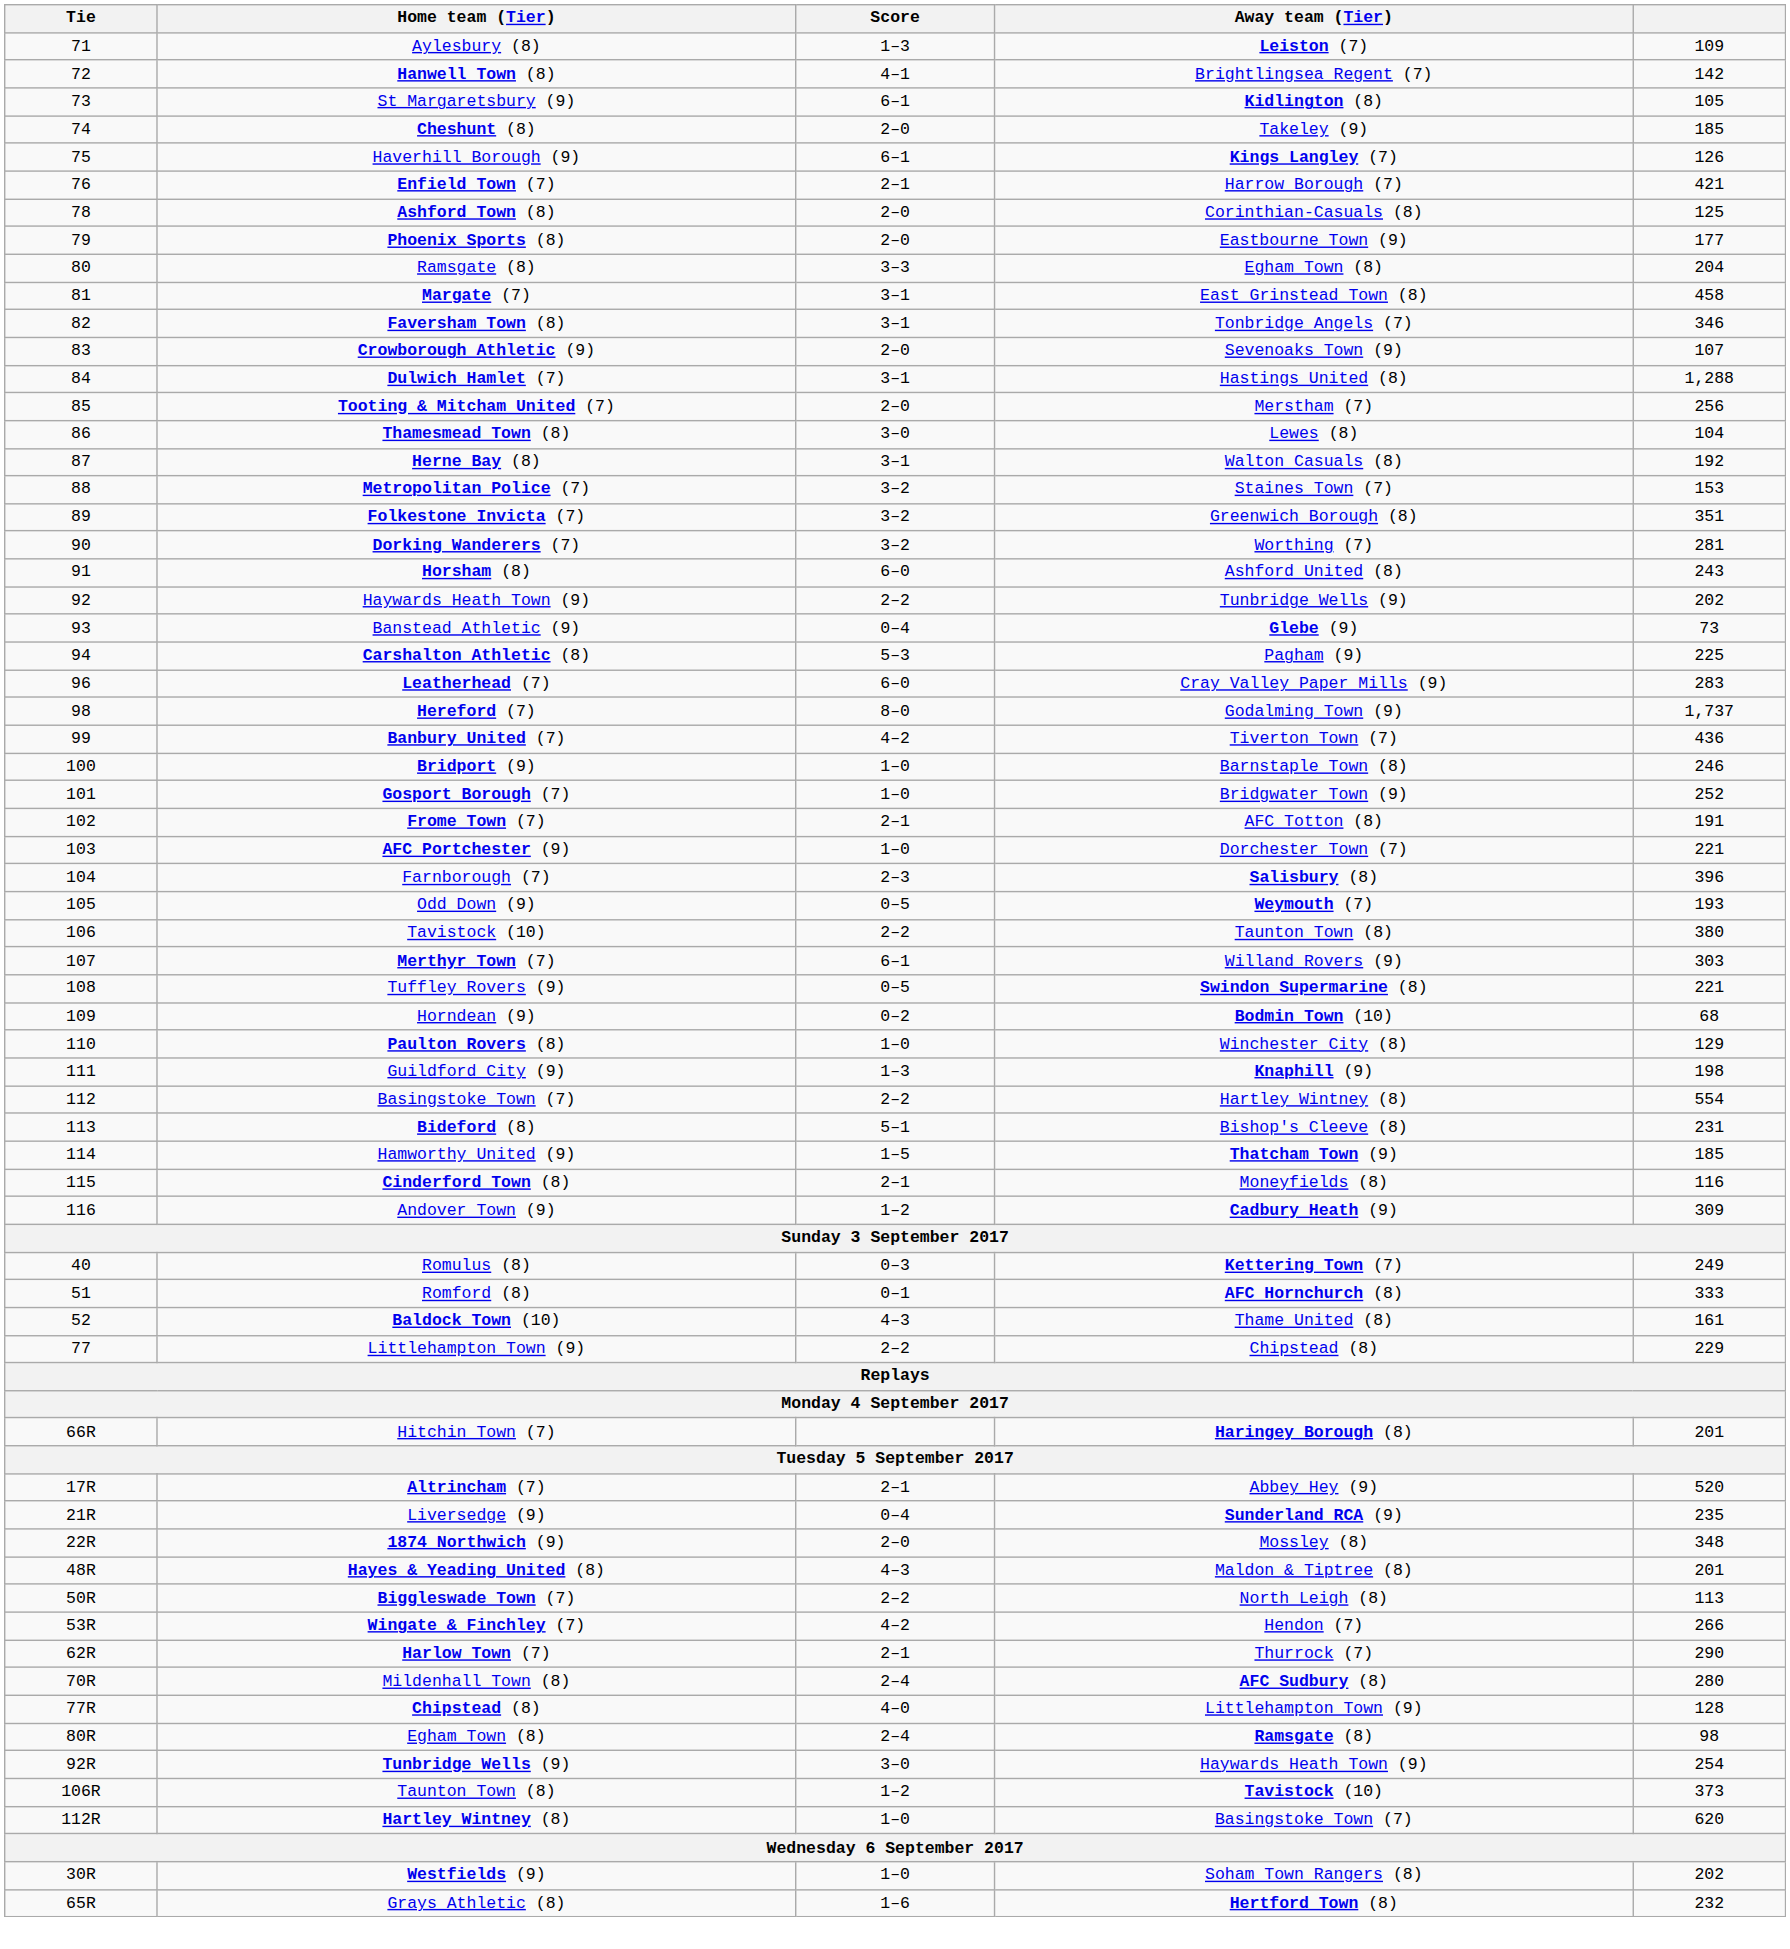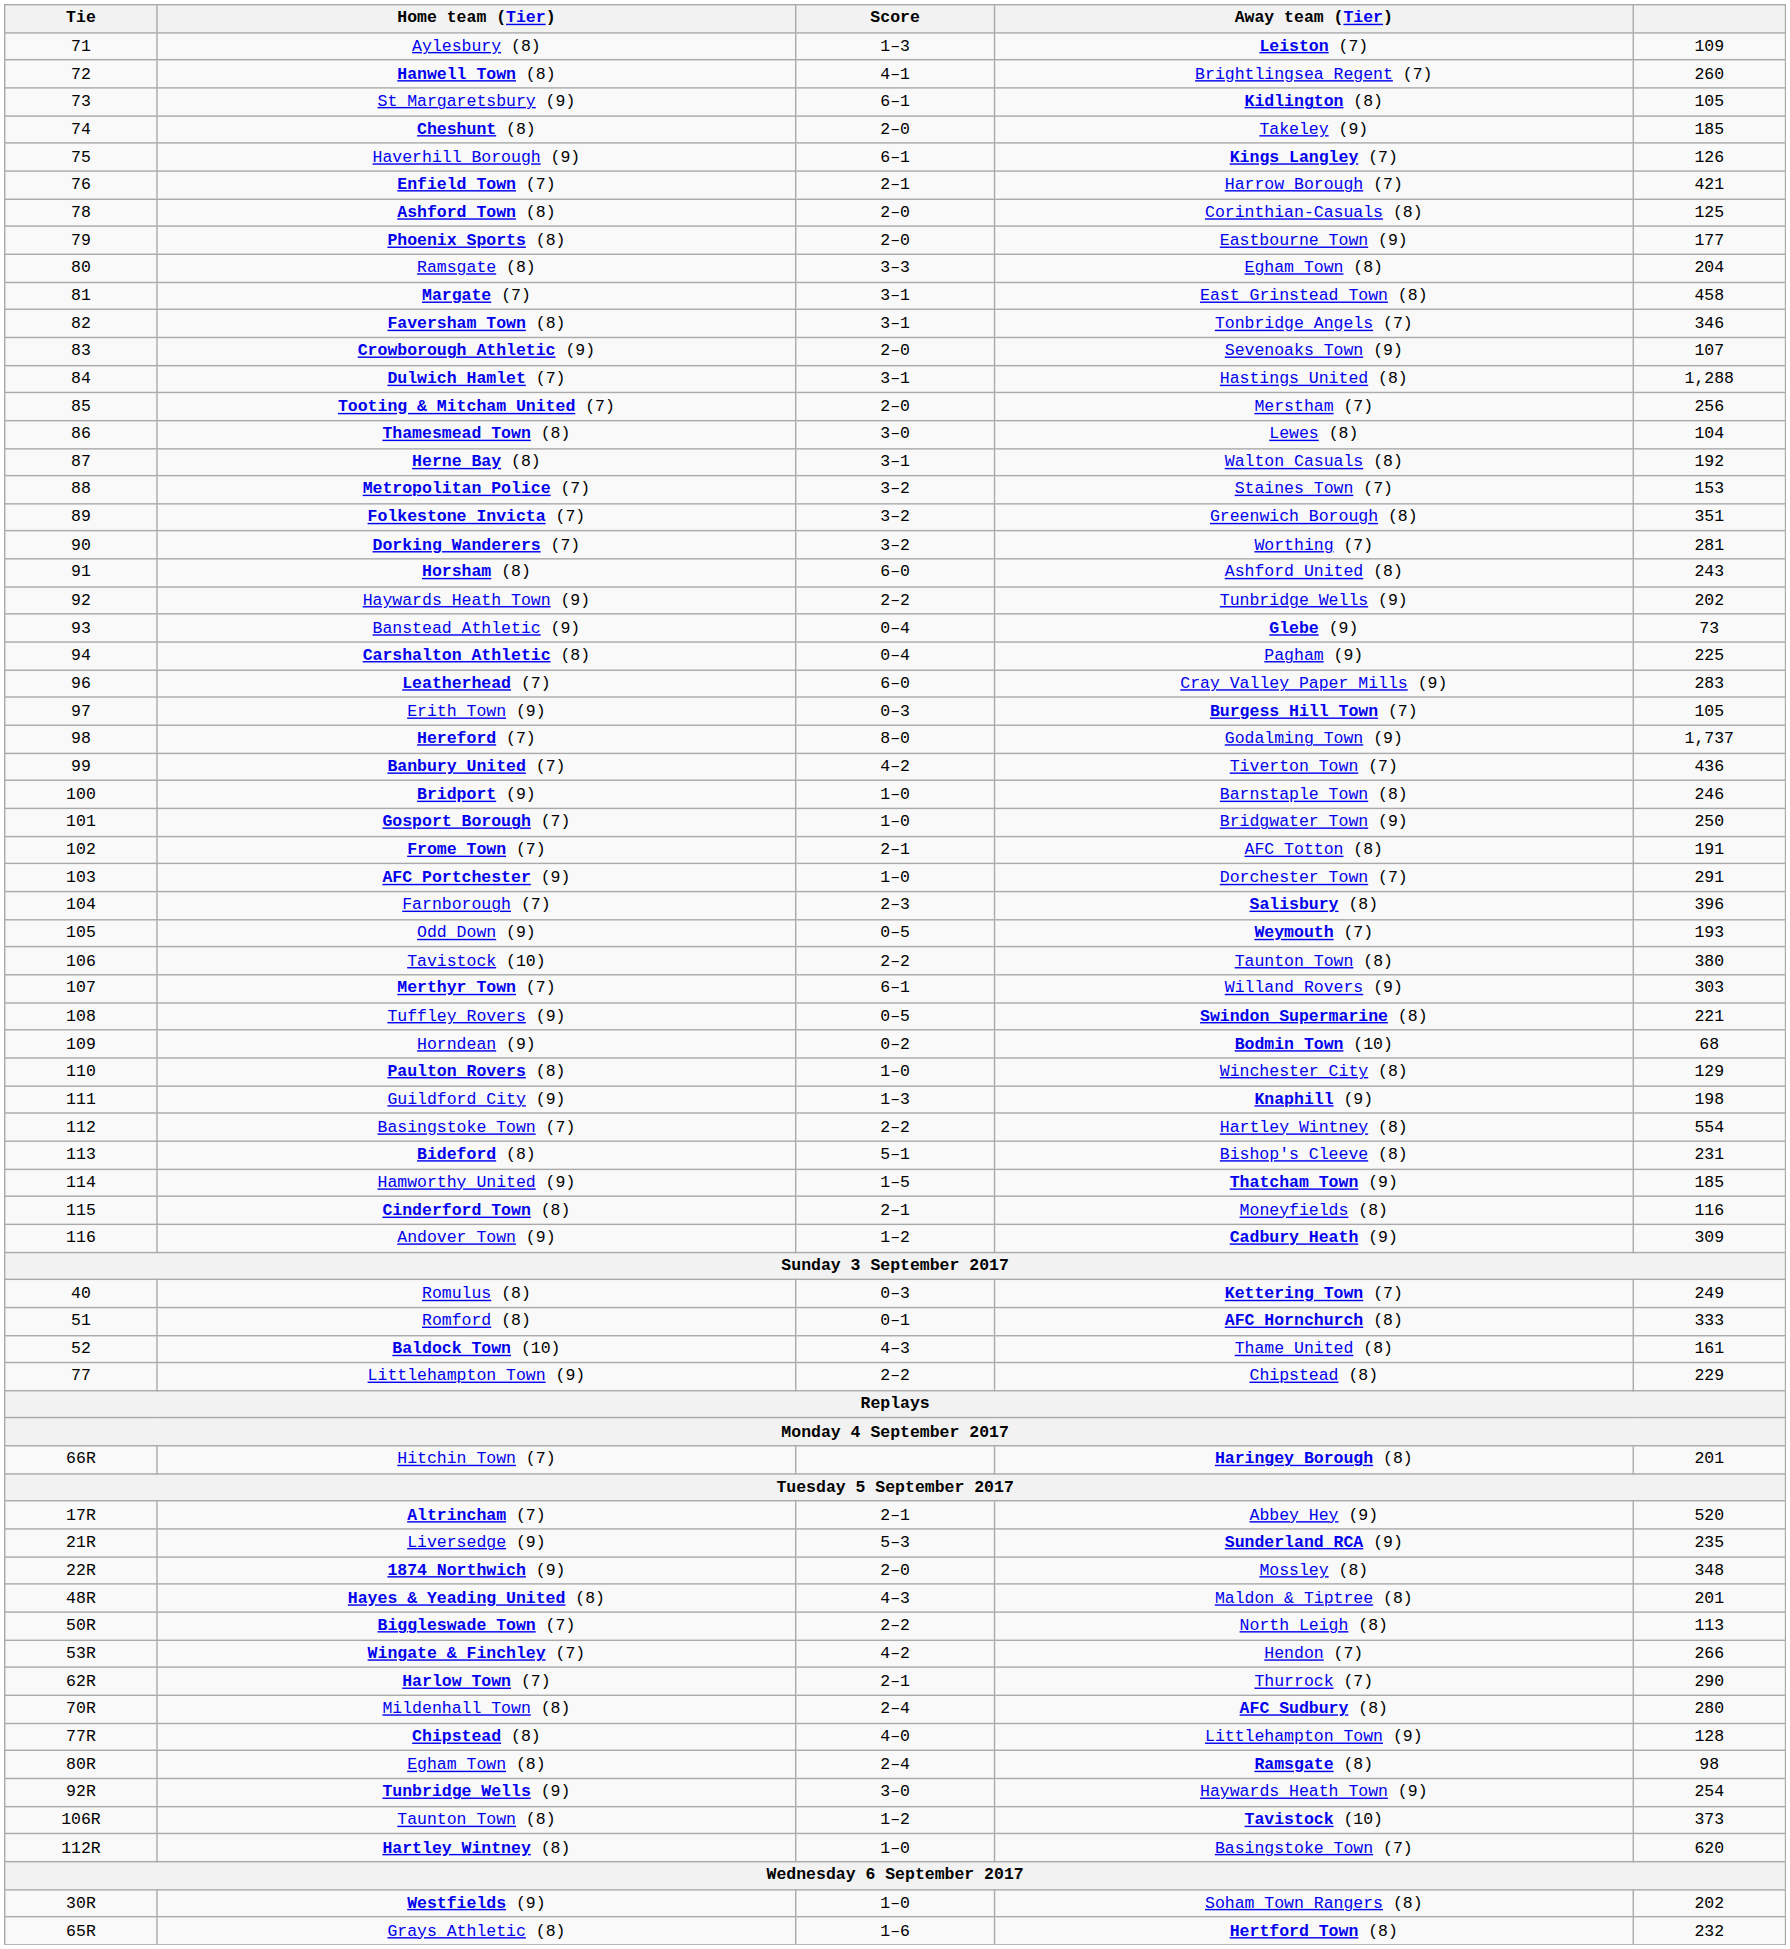(1709, 74) 142 -> (1709, 74) 260
(895, 656) 5–3 -> (895, 656) 0–4
+ row: (476, 711)
(1709, 794) 252 -> (1709, 822) 250
(1709, 850) 221 -> (1709, 877) 291
(895, 1515) 0–4 -> (895, 1543) 5–3
